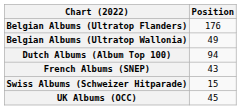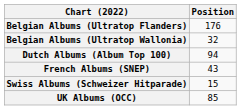(213, 40) 49 -> (213, 40) 32
(213, 98) 45 -> (213, 98) 85
